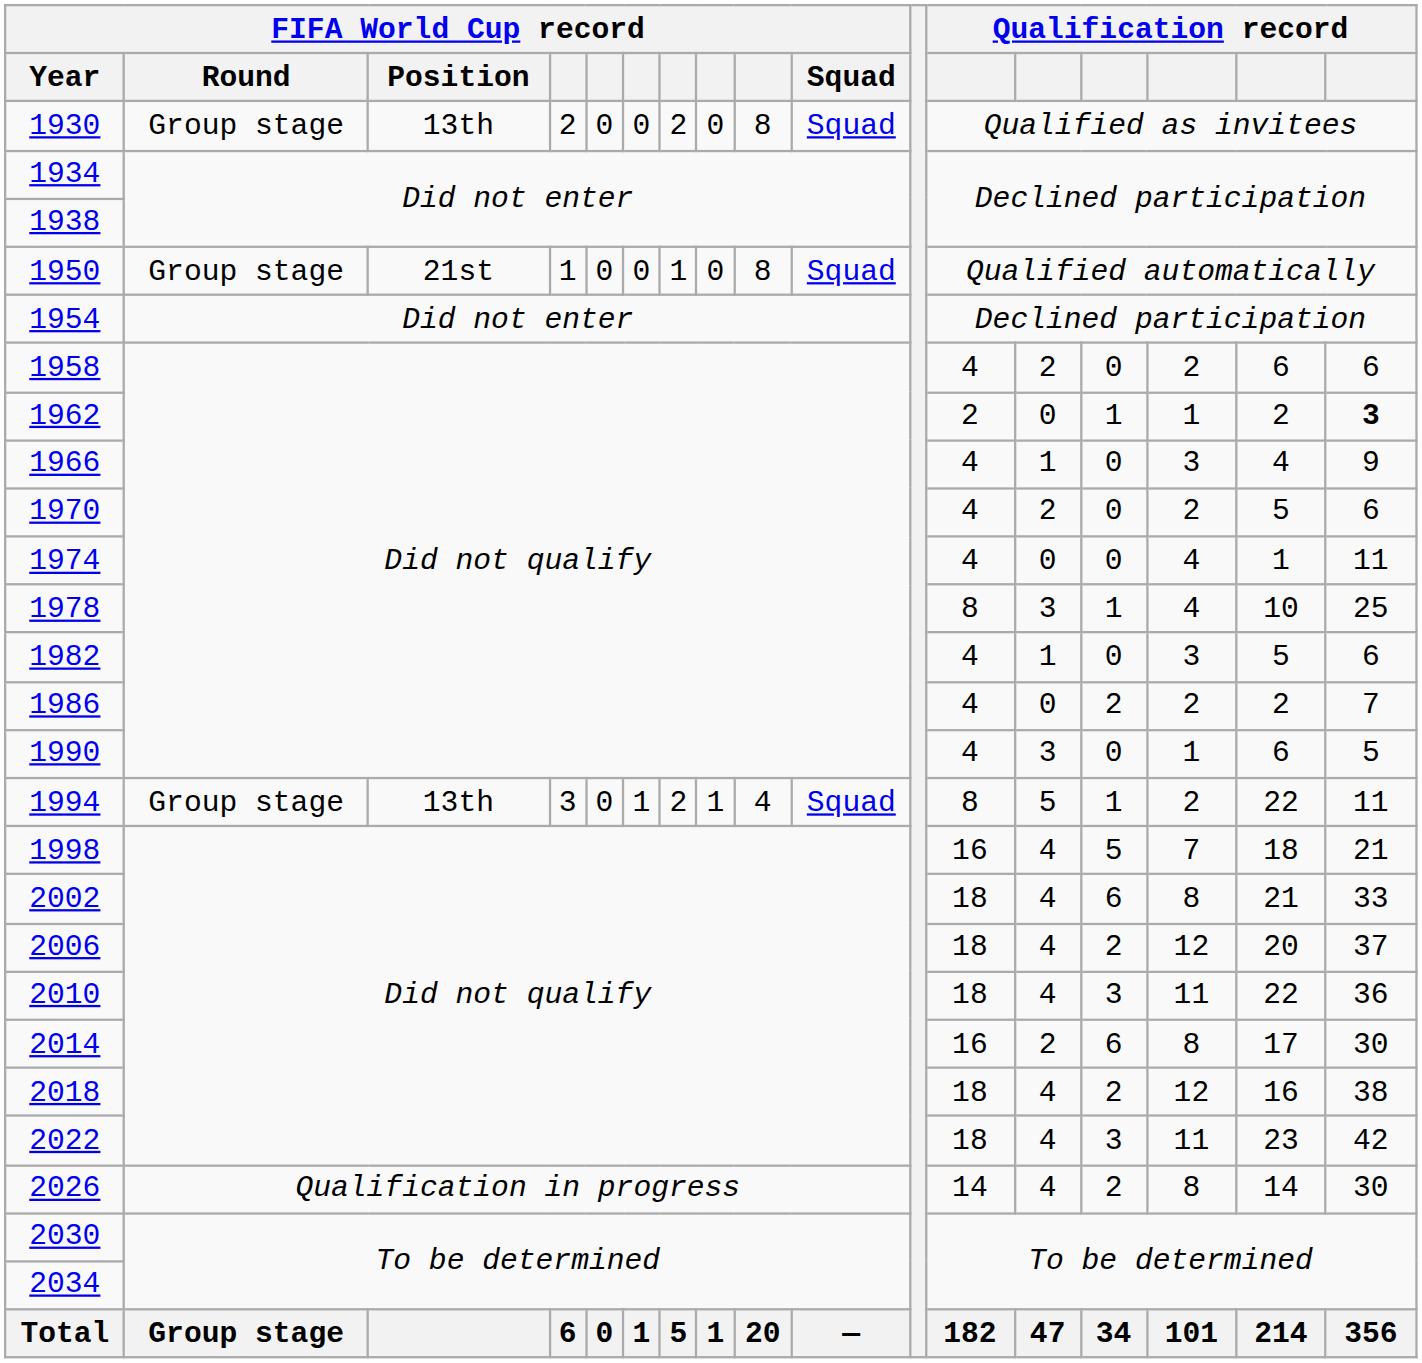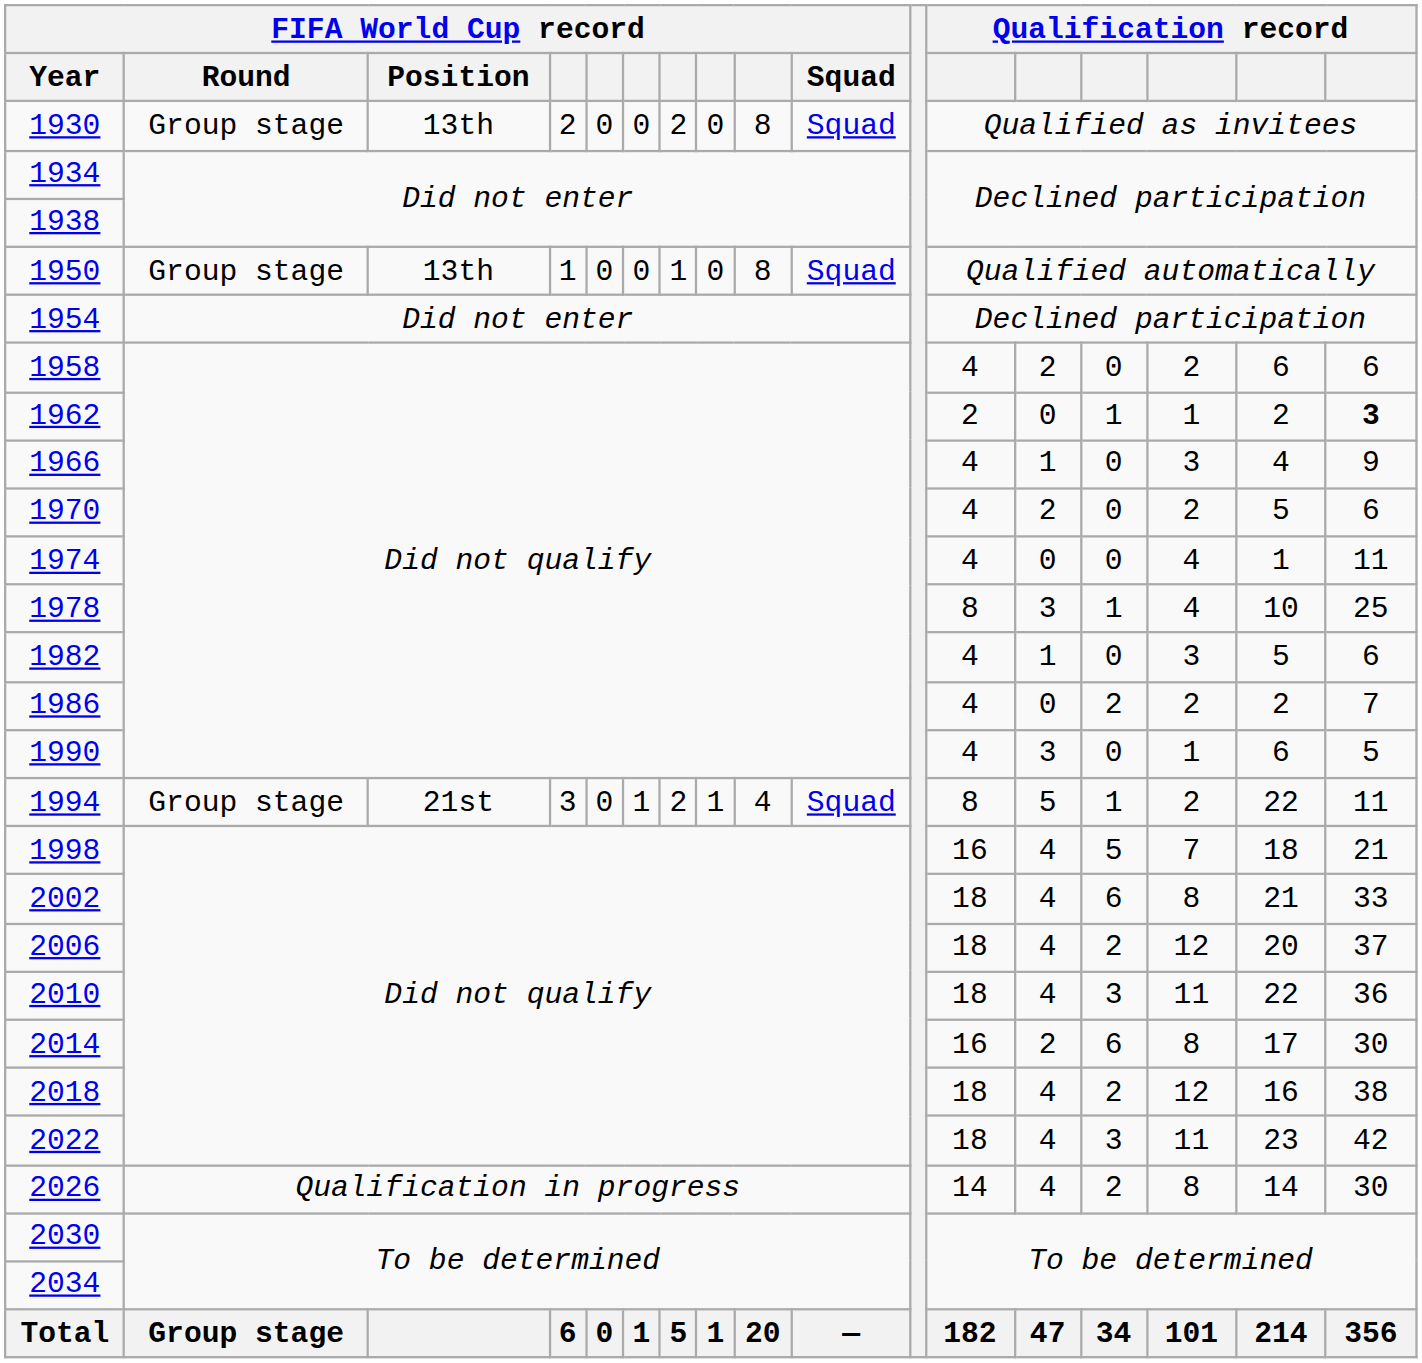(458, 271) 21st -> (458, 271) 13th
(458, 802) 13th -> (458, 802) 21st
